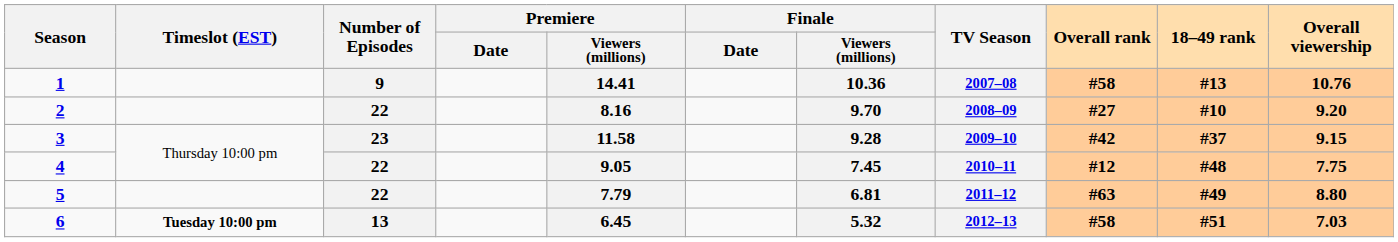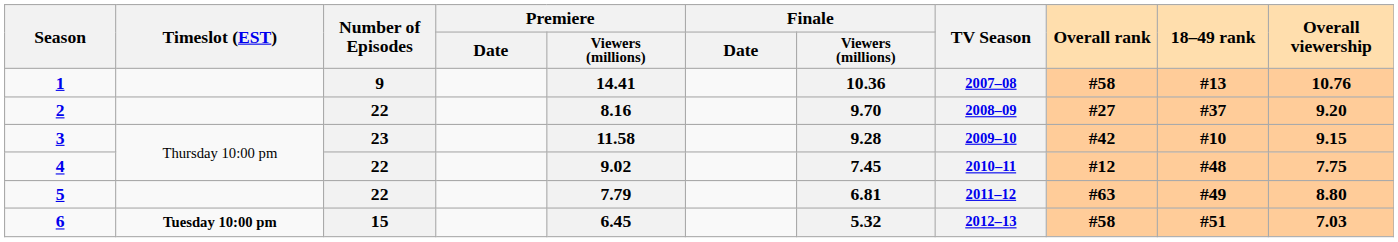(1213, 110) #10 -> (1213, 110) #37
(1213, 138) #37 -> (1213, 138) #10
(616, 166) 9.05 -> (616, 166) 9.02
(380, 222) 13 -> (380, 222) 15
